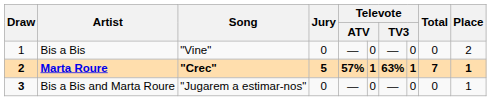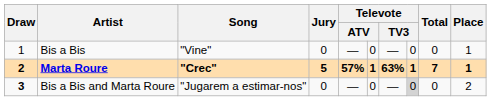(468, 50) 2 -> (468, 50) 1
(413, 86) no background -> (413, 86) lightgrey background
(468, 86) 1 -> (468, 86) 2
